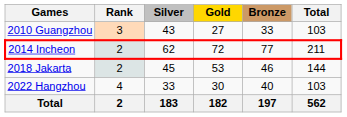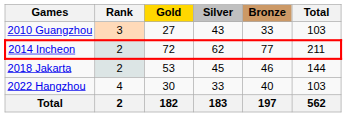columns swapped: (218, 13) <-> (169, 13)
